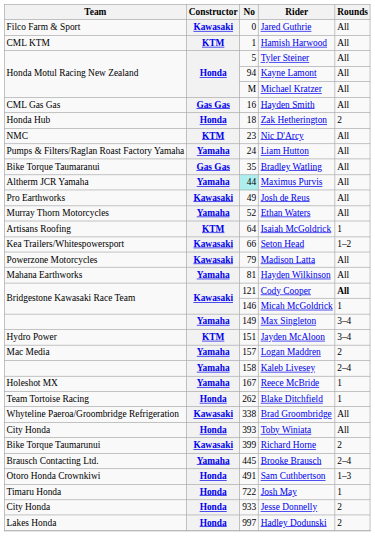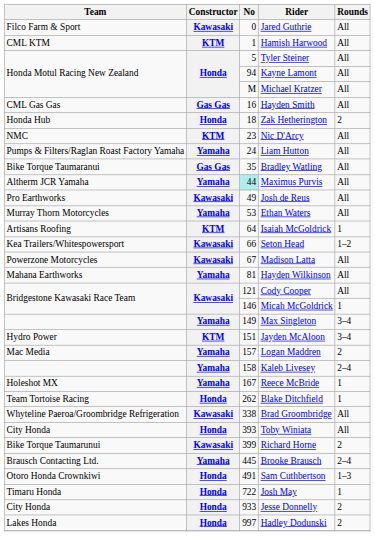(252, 213) 52 -> (252, 213) 53
(252, 259) 79 -> (252, 259) 67
(343, 290) bold -> (343, 290) normal
